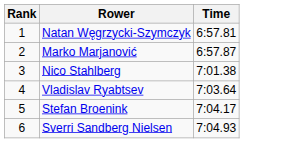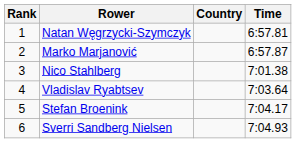+ column: (219, 14)
